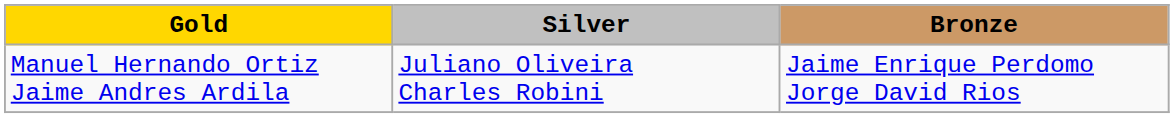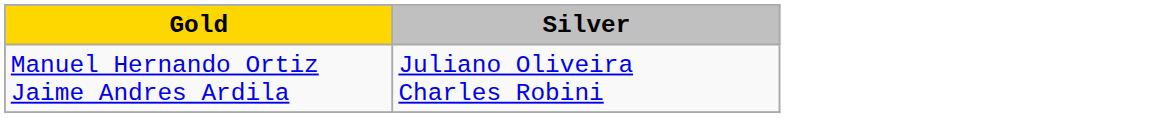- column: (974, 25)
